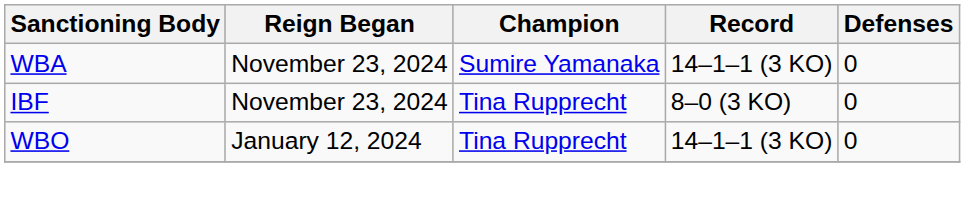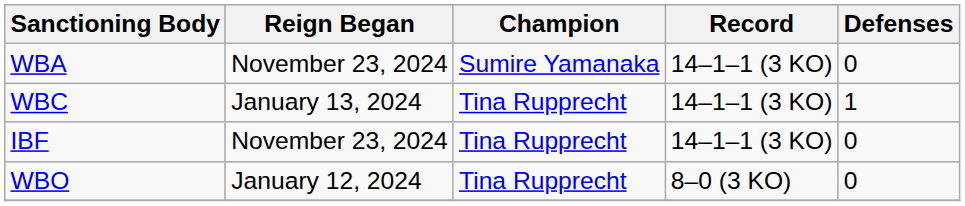+ row: (39, 102)
(731, 102) 8–0 (3 KO) -> (752, 141) 14–1–1 (3 KO)
(752, 141) 14–1–1 (3 KO) -> (731, 180) 8–0 (3 KO)
